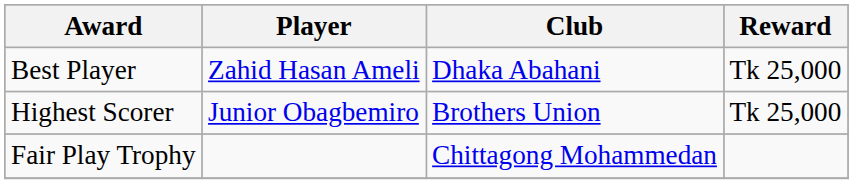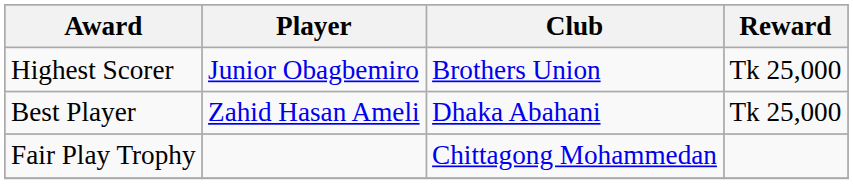rows swapped: (92, 112) <-> (73, 69)
